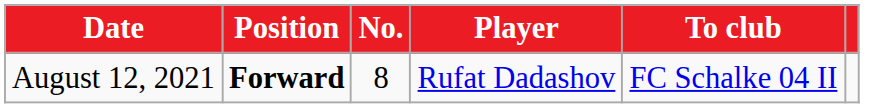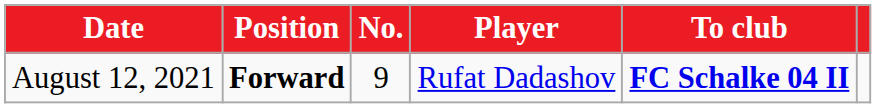(381, 77) 8 -> (381, 77) 9
(733, 77) normal -> (739, 77) bold
